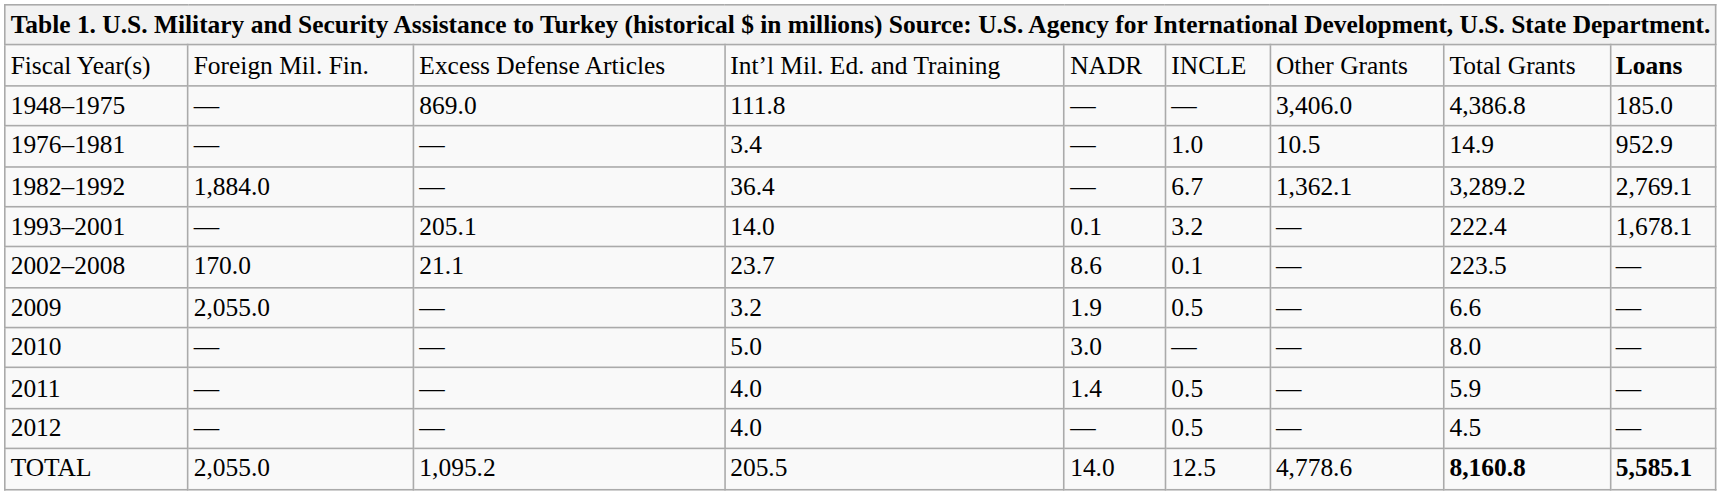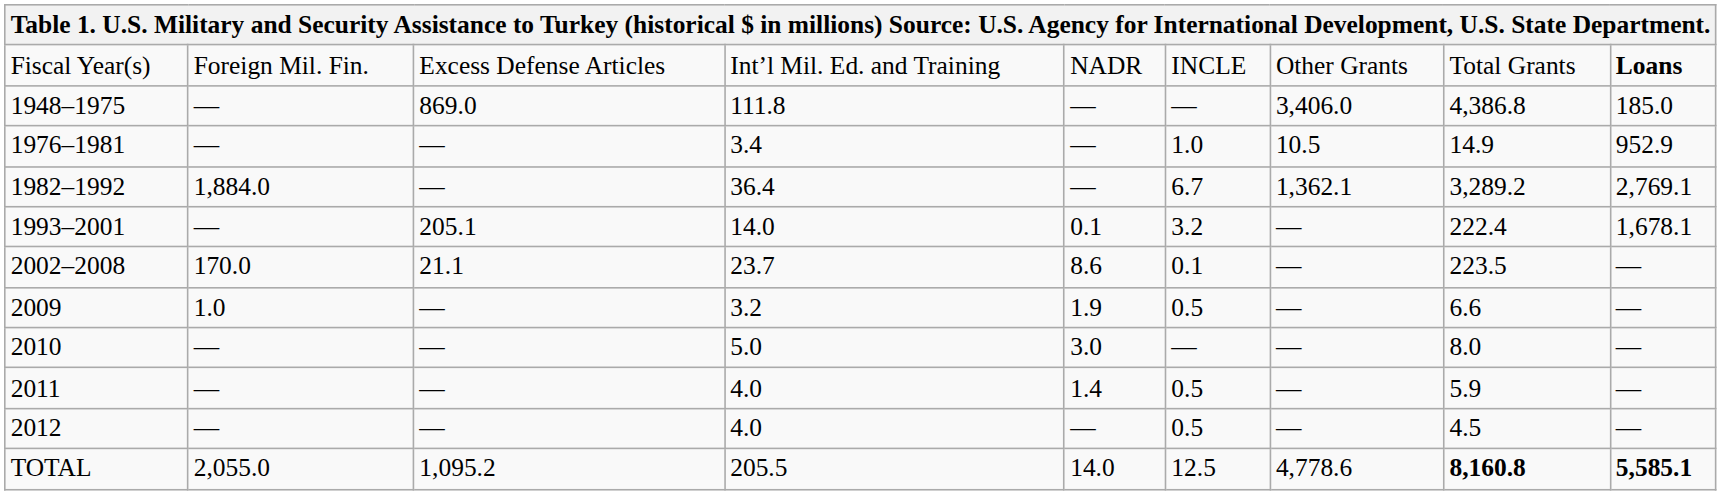(232, 307) 2,055.0 -> (210, 307) 1.0
